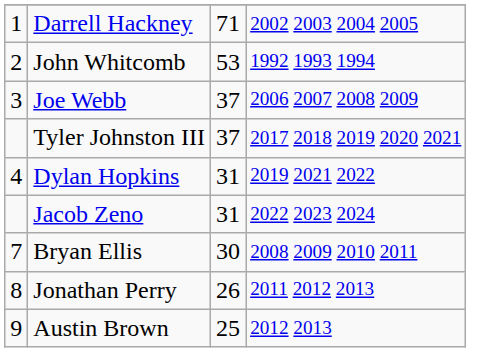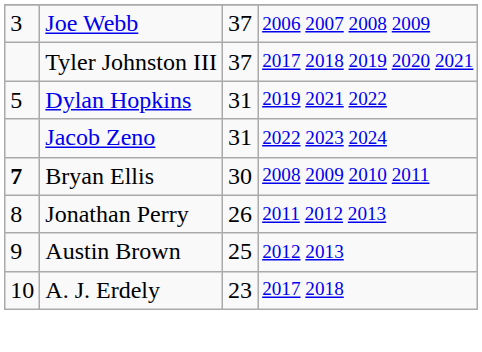- row: (113, 23)
- row: (109, 61)
(16, 175) 4 -> (16, 99) 5
(16, 251) normal -> (16, 175) bold
+ row: (103, 289)
